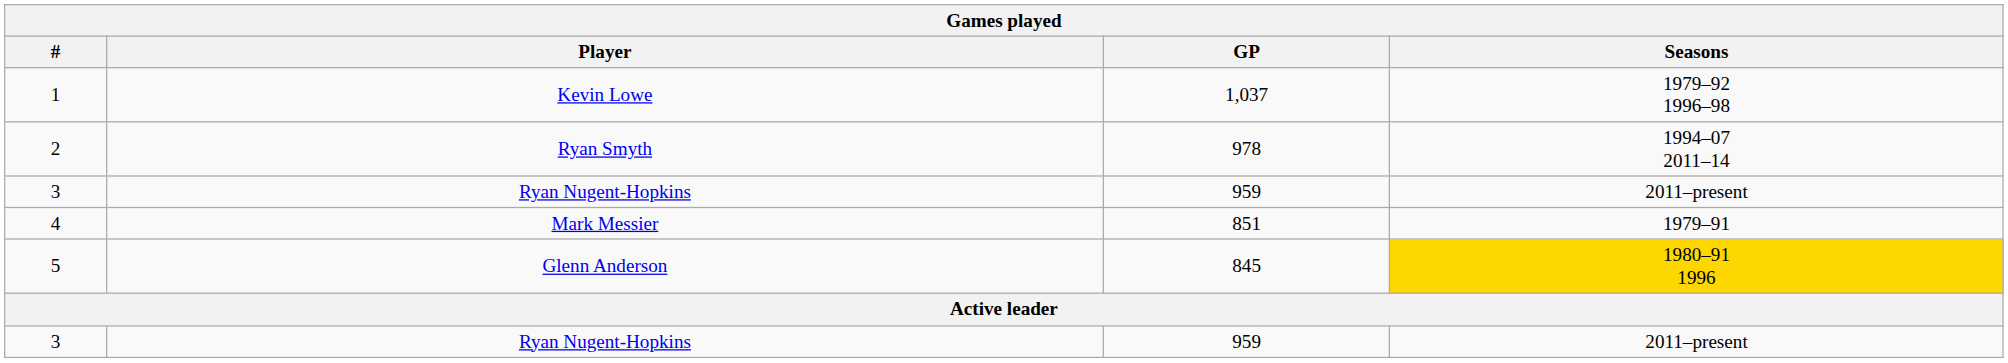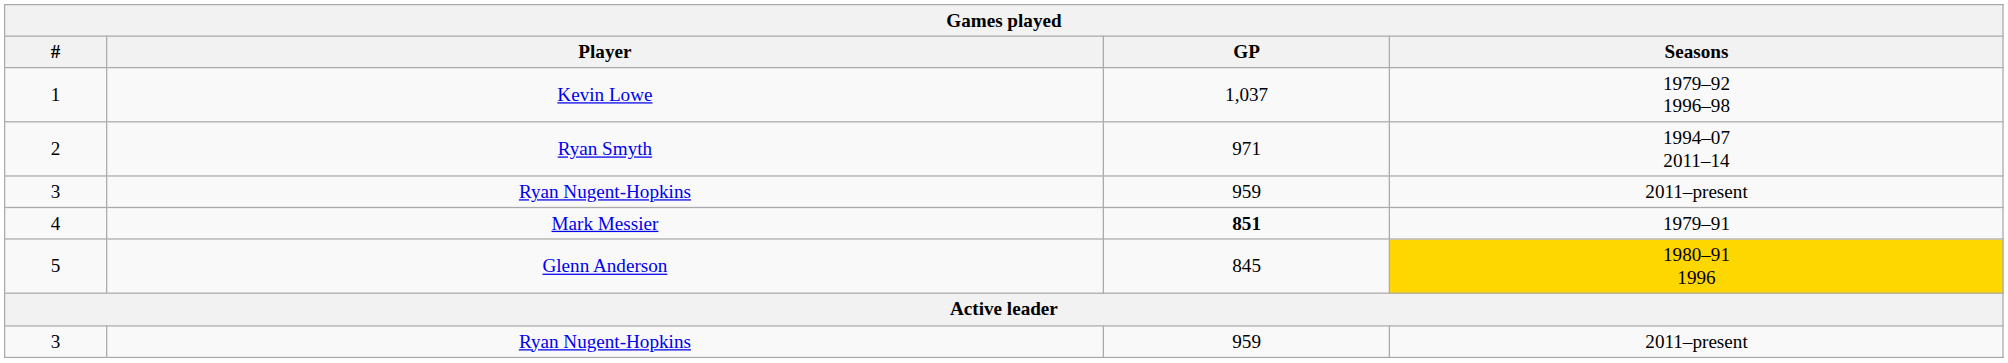(1247, 149) 978 -> (1247, 149) 971
(1247, 223) normal -> (1247, 223) bold
